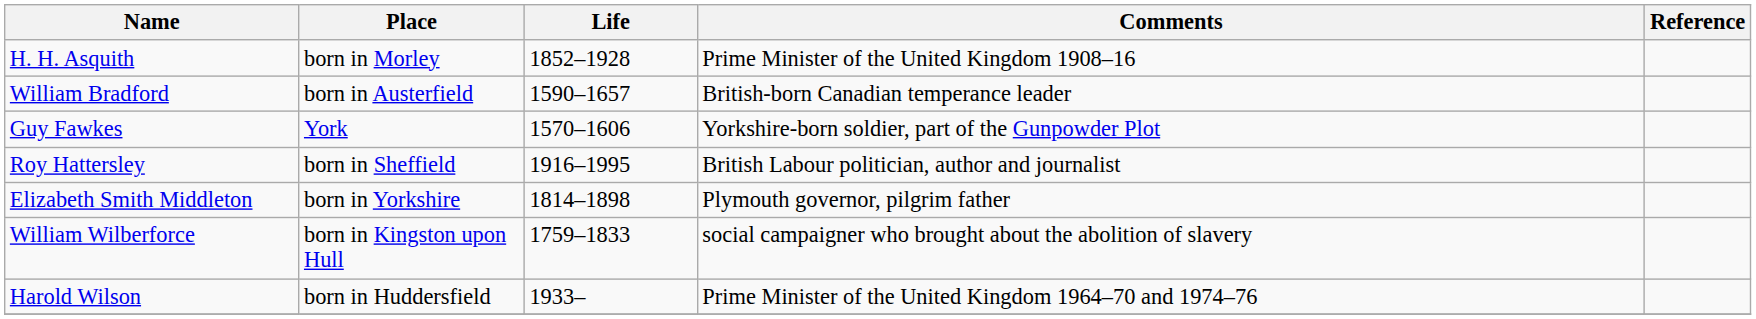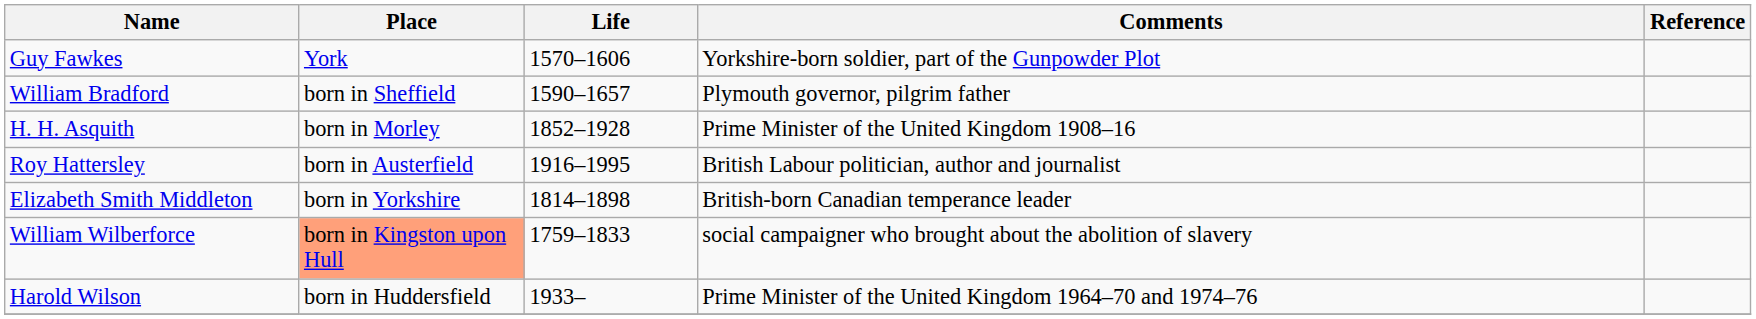rows swapped: (72, 57) <-> (66, 128)
(389, 93) born in Austerfield -> (380, 93) born in Sheffield
(887, 93) British-born Canadian temperance leader -> (856, 93) Plymouth governor, pilgrim father
(380, 164) born in Sheffield -> (389, 164) born in Austerfield
(856, 199) Plymouth governor, pilgrim father -> (887, 199) British-born Canadian temperance leader
(405, 248) no background -> (405, 248) lightsalmon background
